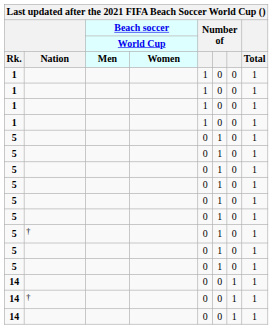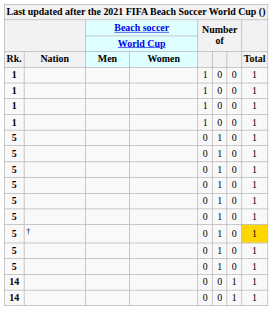(255, 233) no background -> (255, 233) gold background
- row: (14, 299)
